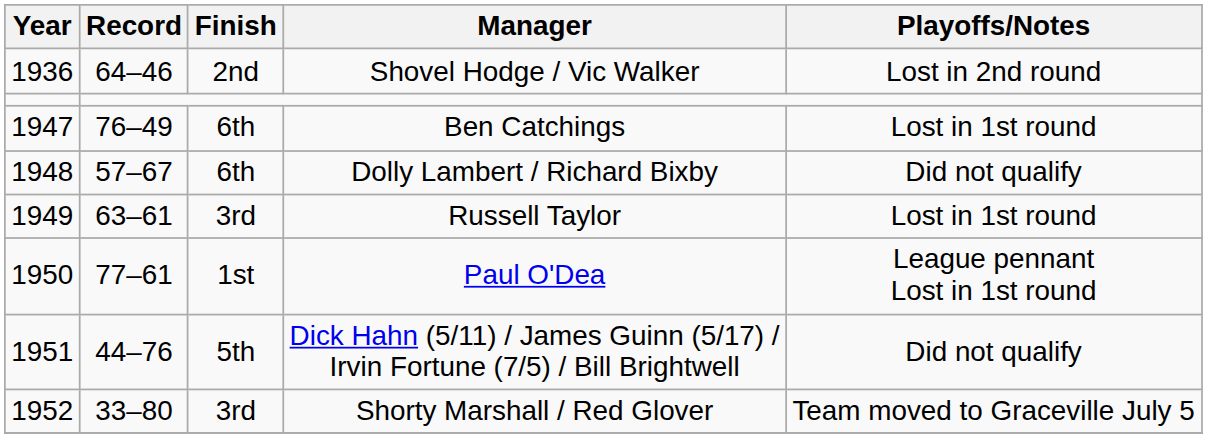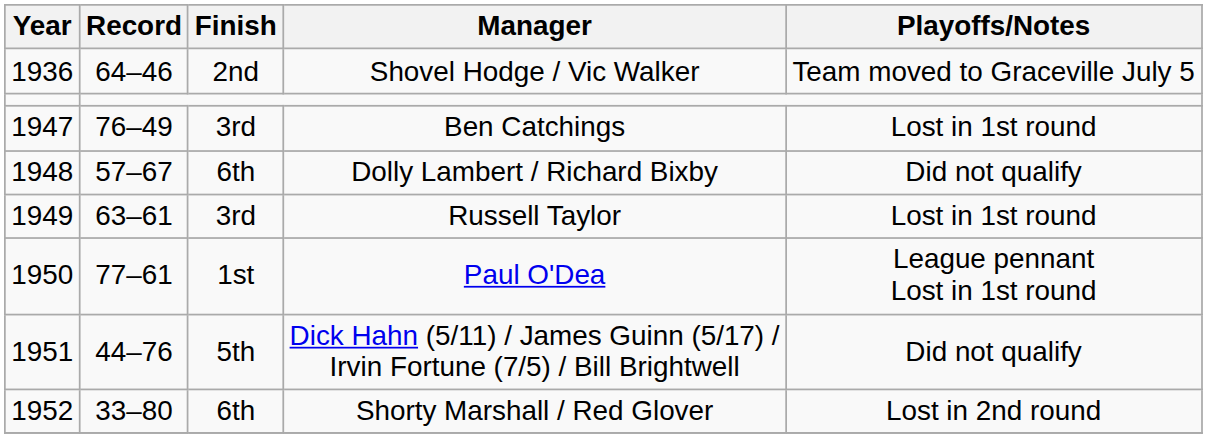(994, 70) Lost in 2nd round -> (994, 70) Team moved to Graceville July 5
(236, 127) 6th -> (236, 127) 3rd
(236, 411) 3rd -> (236, 411) 6th
(994, 411) Team moved to Graceville July 5 -> (994, 411) Lost in 2nd round
